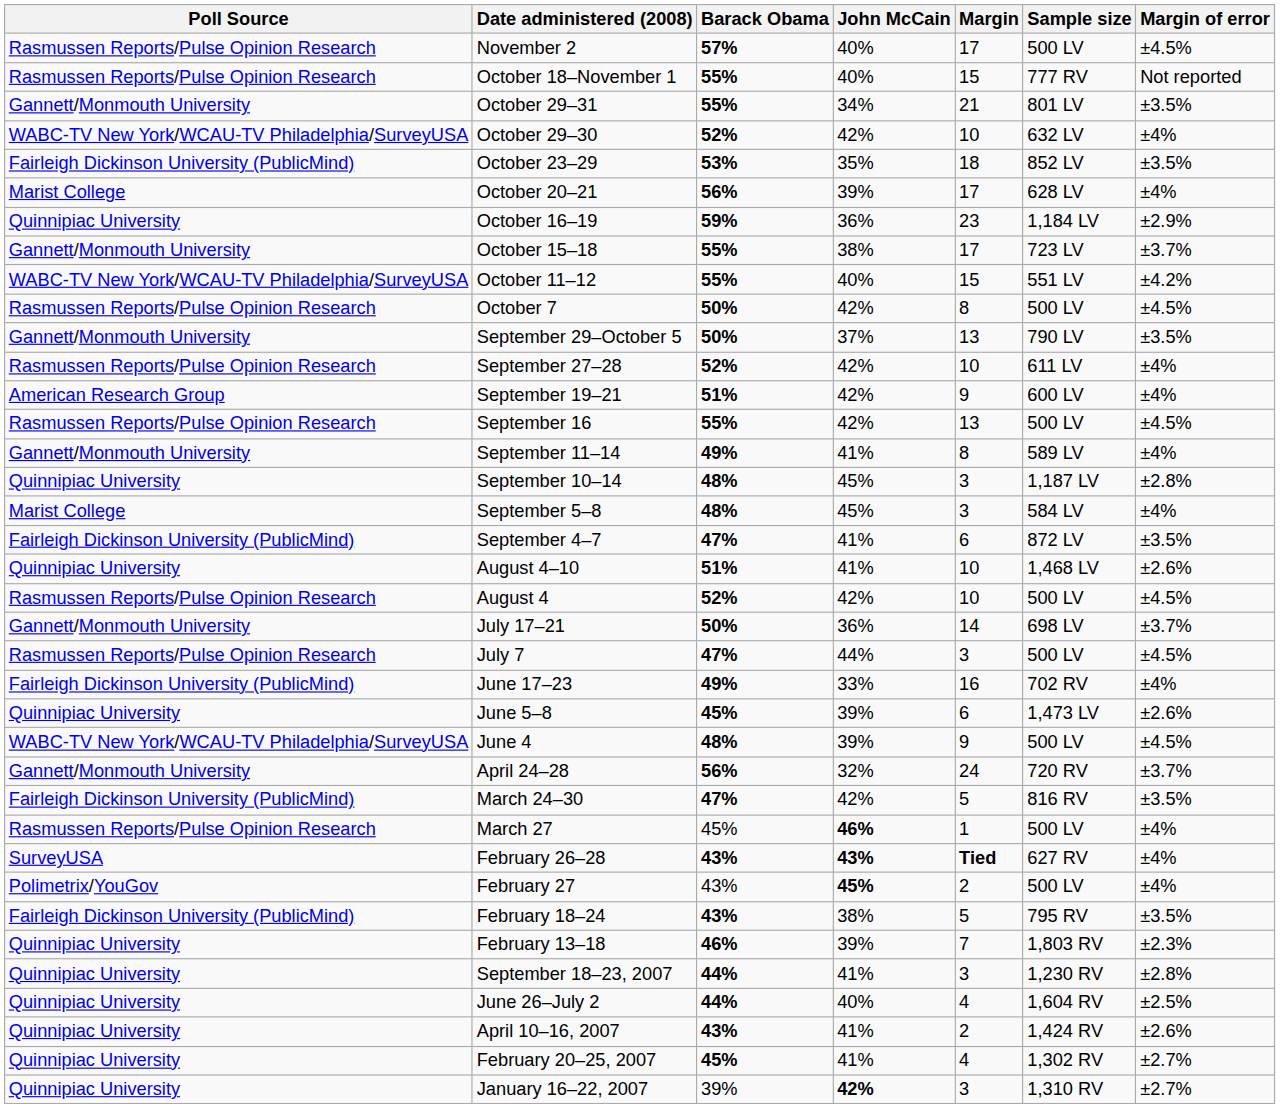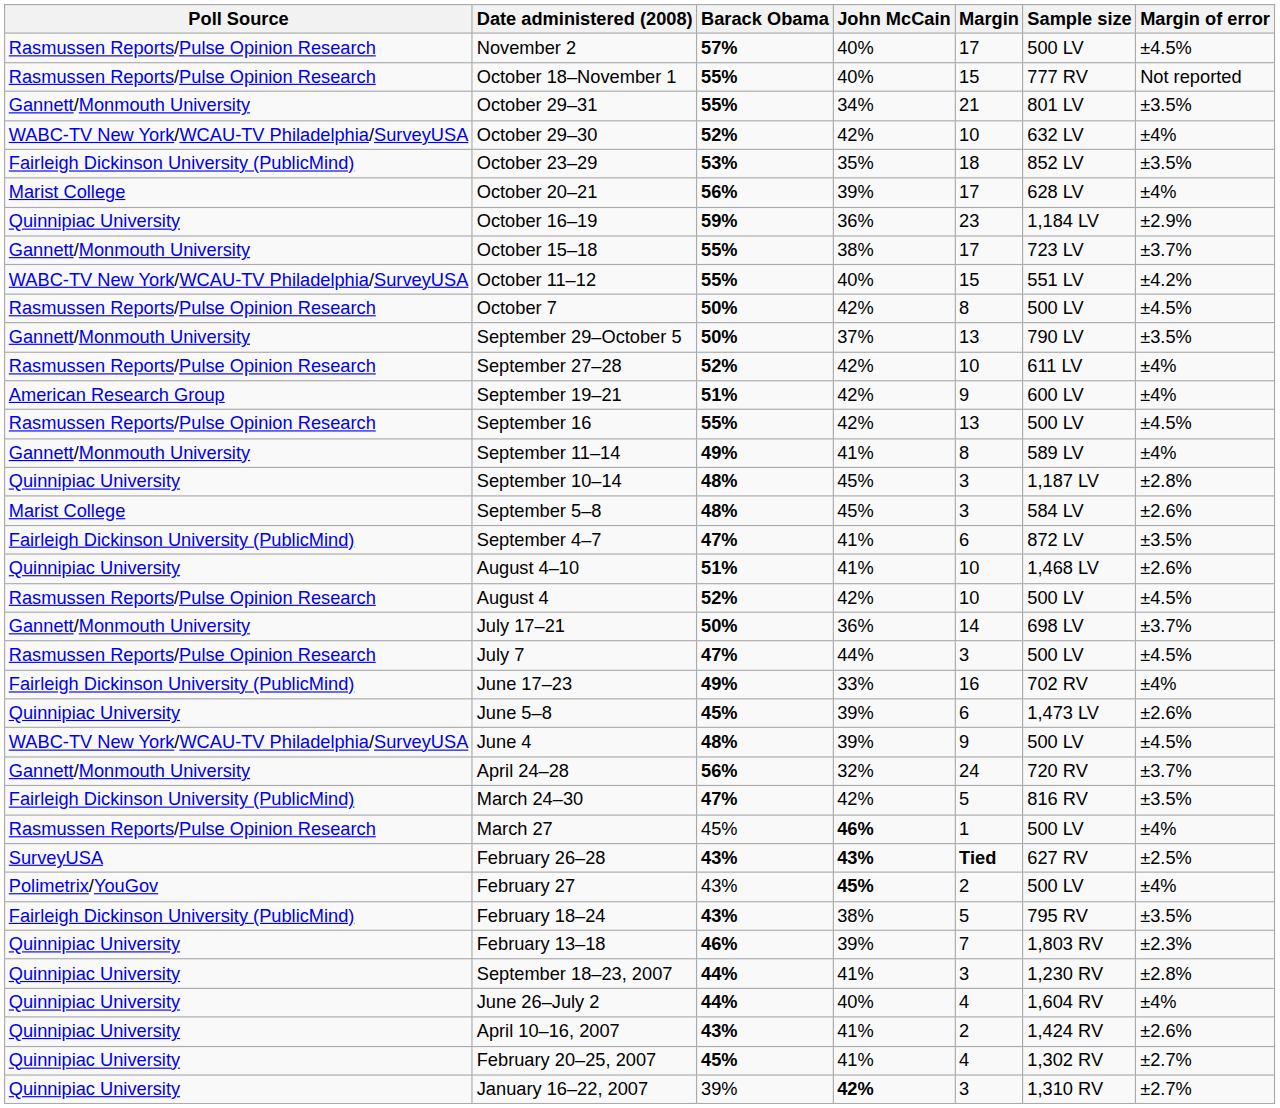(1158, 510) ±4% -> (1166, 510) ±2.6%
(1158, 857) ±4% -> (1166, 857) ±2.5%
(1166, 1002) ±2.5% -> (1158, 1002) ±4%
